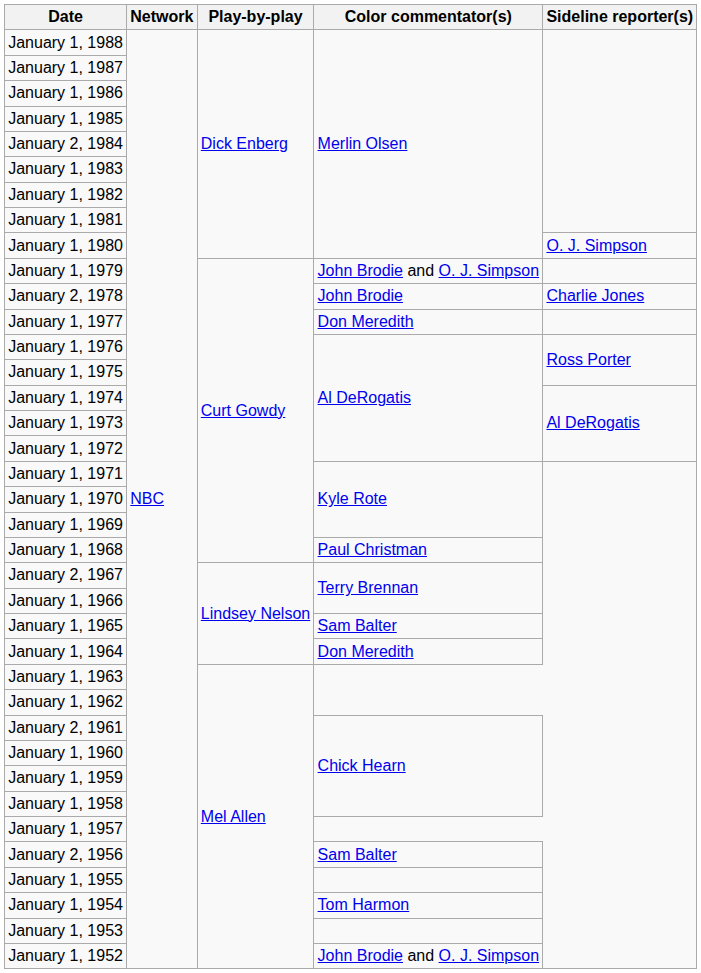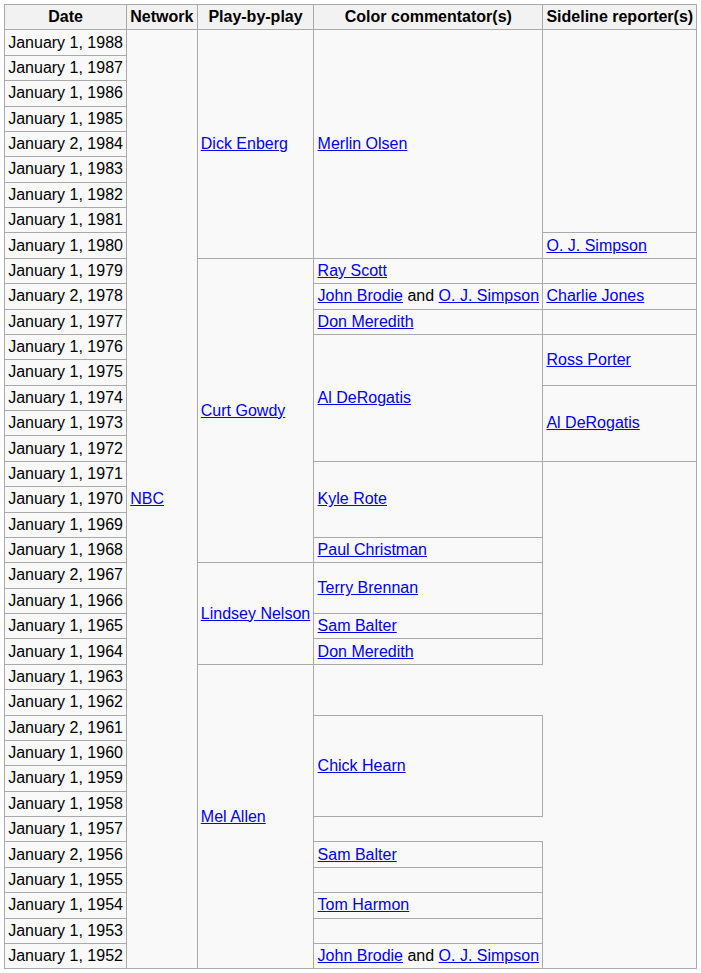(428, 270) John Brodie and O. J. Simpson -> (352, 270) Ray Scott
(360, 296) John Brodie -> (428, 296) John Brodie and O. J. Simpson
